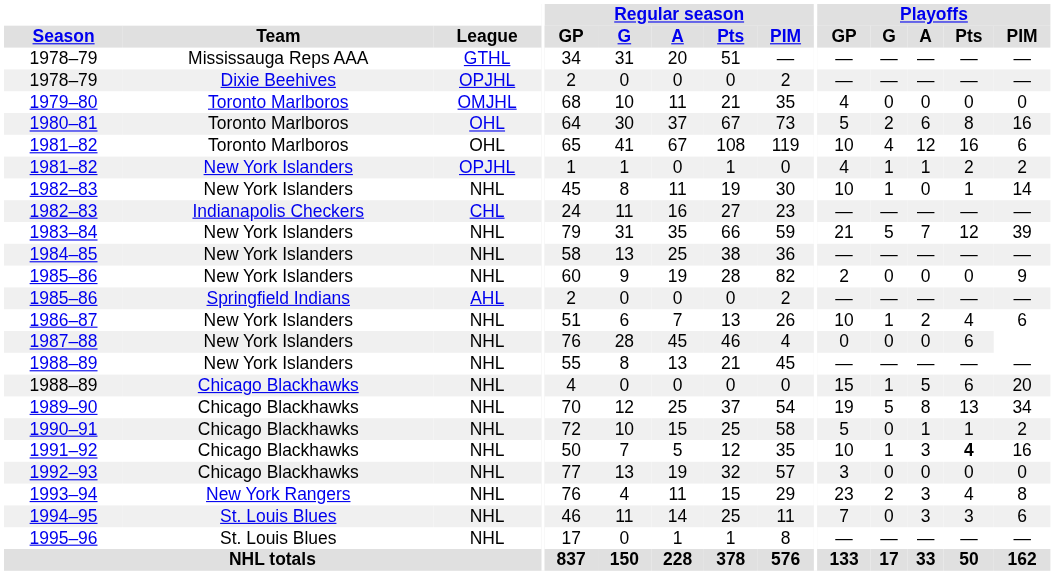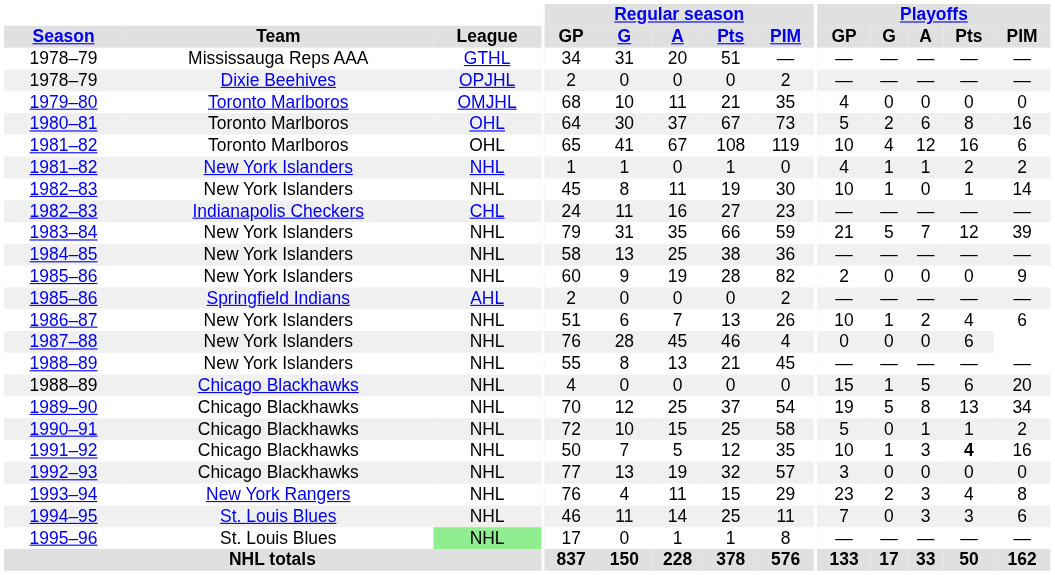(487, 167) OPJHL -> (487, 167) NHL
(487, 538) no background -> (487, 538) lightgreen background
